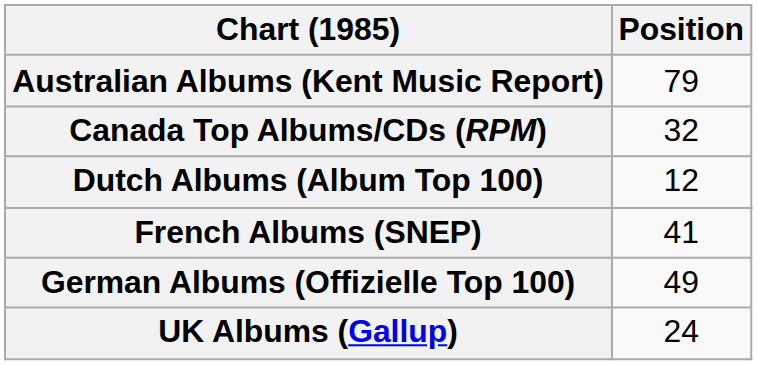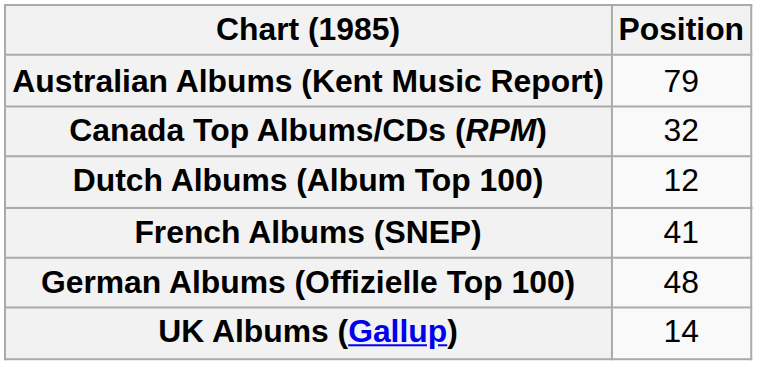(681, 282) 49 -> (681, 282) 48
(681, 332) 24 -> (681, 332) 14
